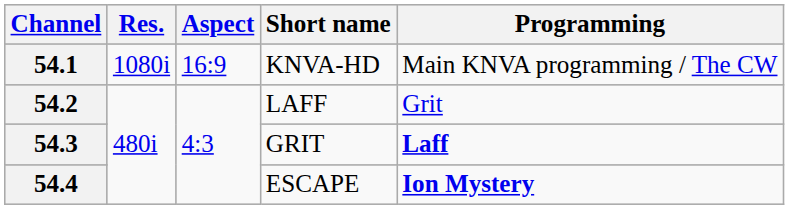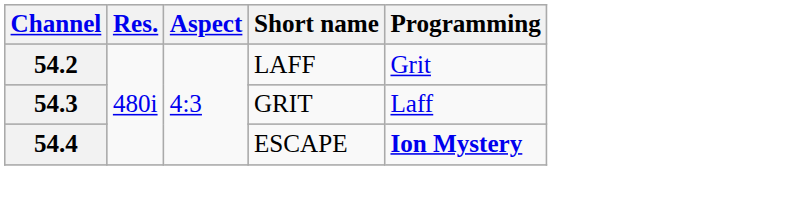- row: (56, 64)
(425, 143) bold -> (412, 104) normal
